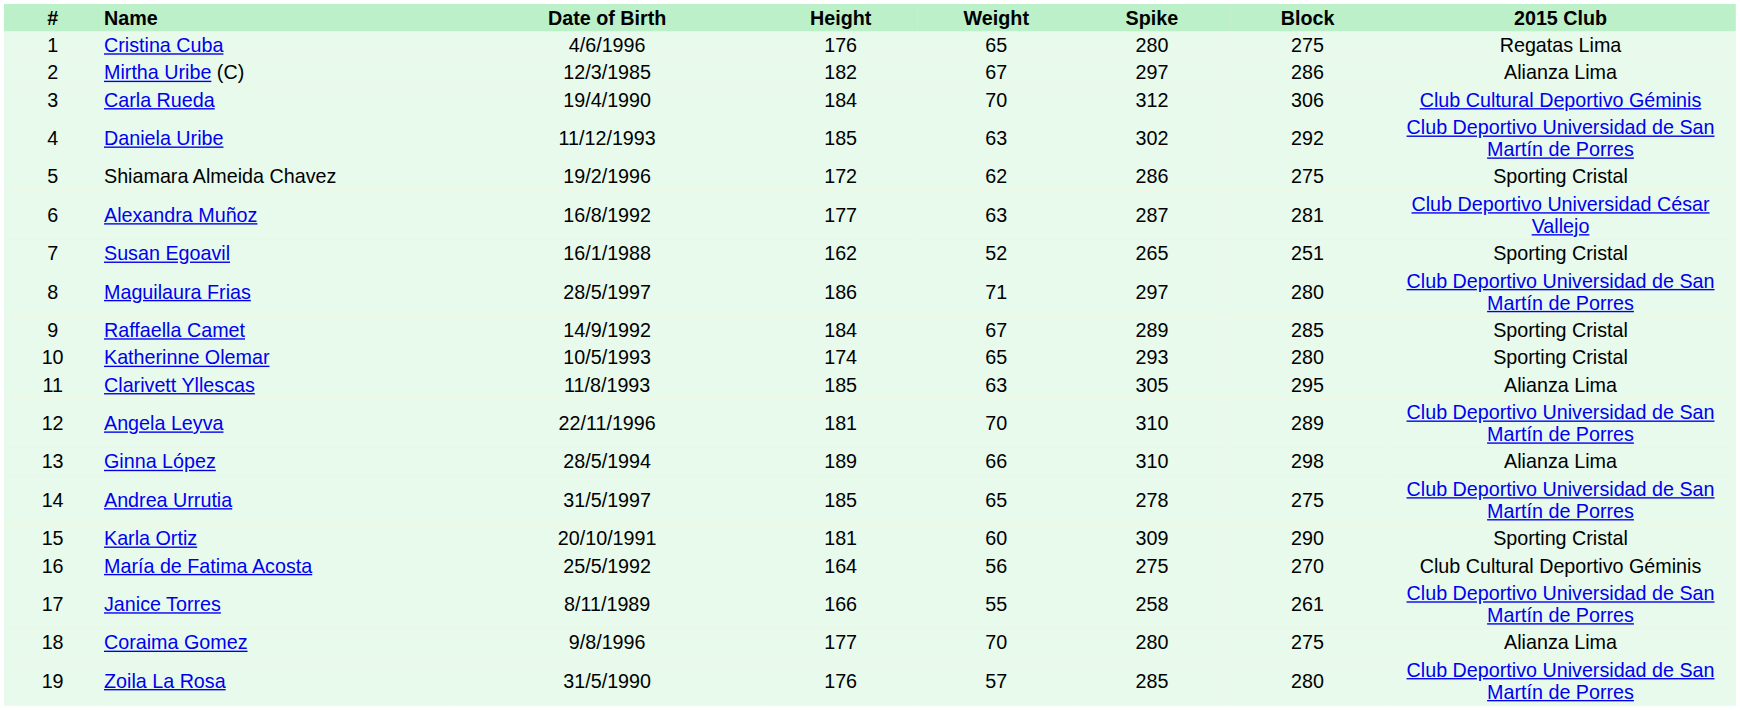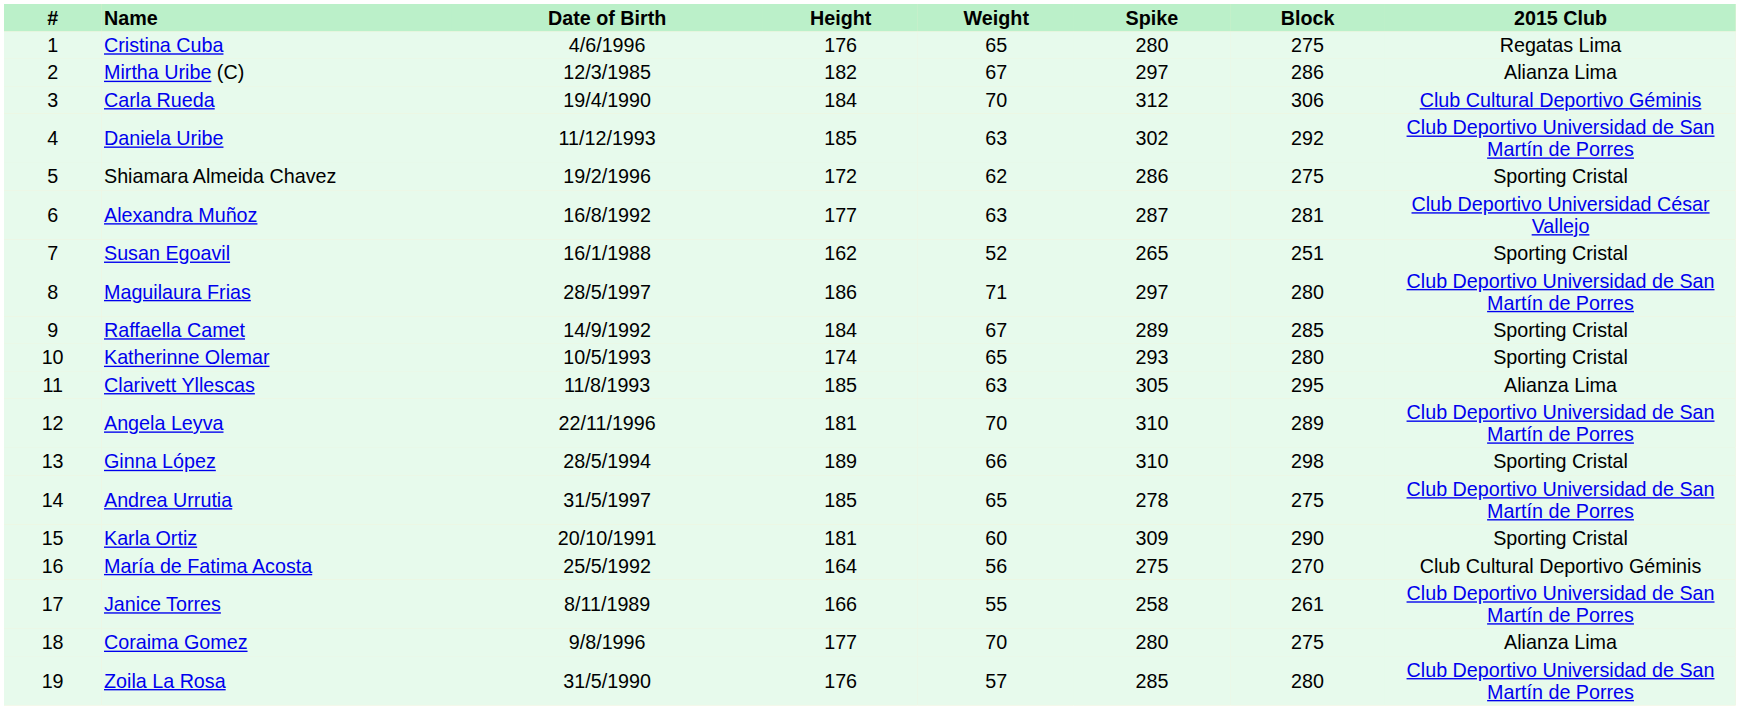(1561, 462) Alianza Lima -> (1561, 462) Sporting Cristal
